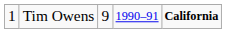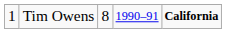(105, 16) 9 -> (105, 16) 8
